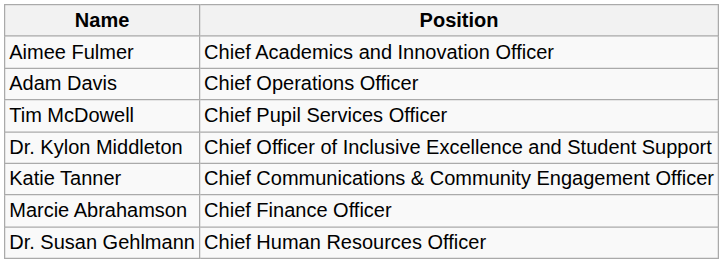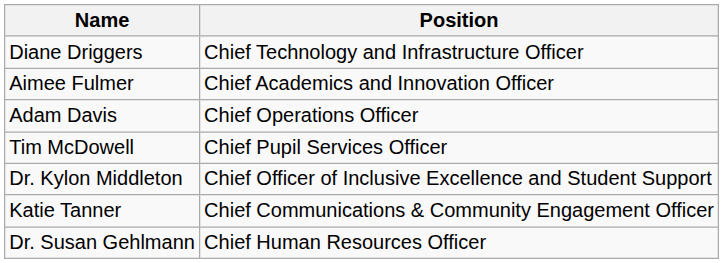+ row: (76, 52)
- row: (98, 210)
